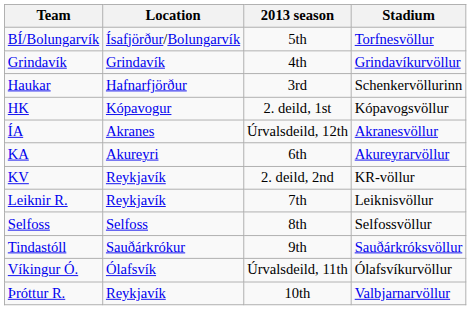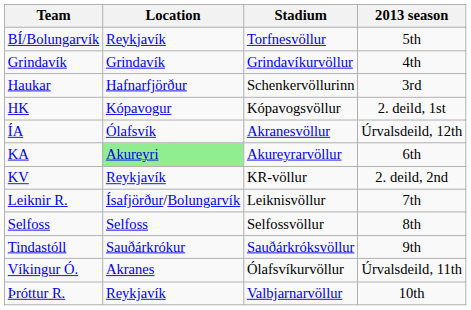columns swapped: (408, 16) <-> (297, 16)
(173, 39) Ísafjörður/Bolungarvík -> (136, 39) Reykjavík
(130, 131) Akranes -> (131, 131) Ólafsvík
(132, 154) no background -> (132, 154) lightgreen background
(136, 200) Reykjavík -> (173, 200) Ísafjörður/Bolungarvík
(131, 270) Ólafsvík -> (130, 270) Akranes
